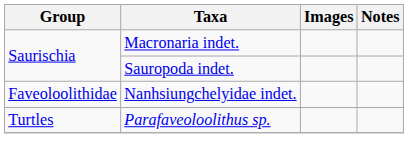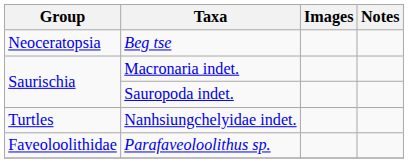+ row: (148, 42)
(63, 94) Faveoloolithidae -> (31, 119) Turtles
(31, 119) Turtles -> (63, 145) Faveoloolithidae
